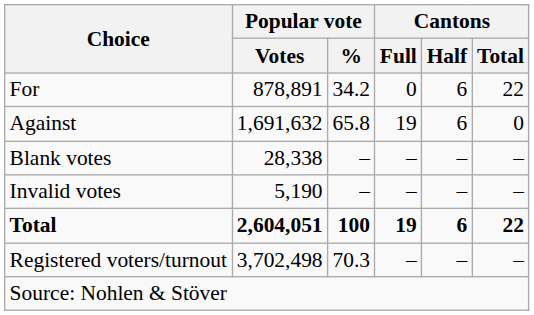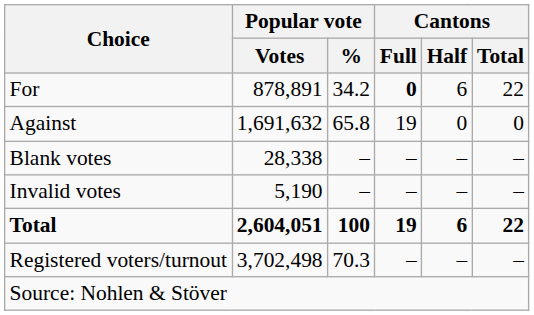(411, 89) normal -> (411, 89) bold
(462, 123) 6 -> (462, 123) 0
